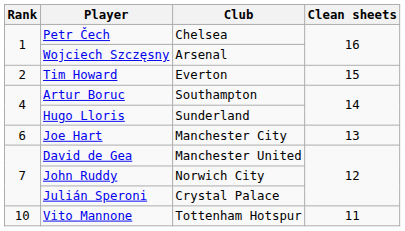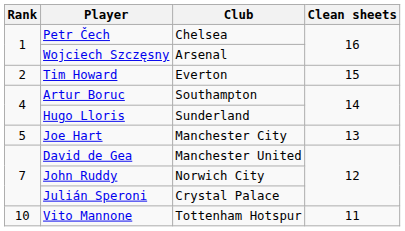(22, 135) 6 -> (22, 135) 5
